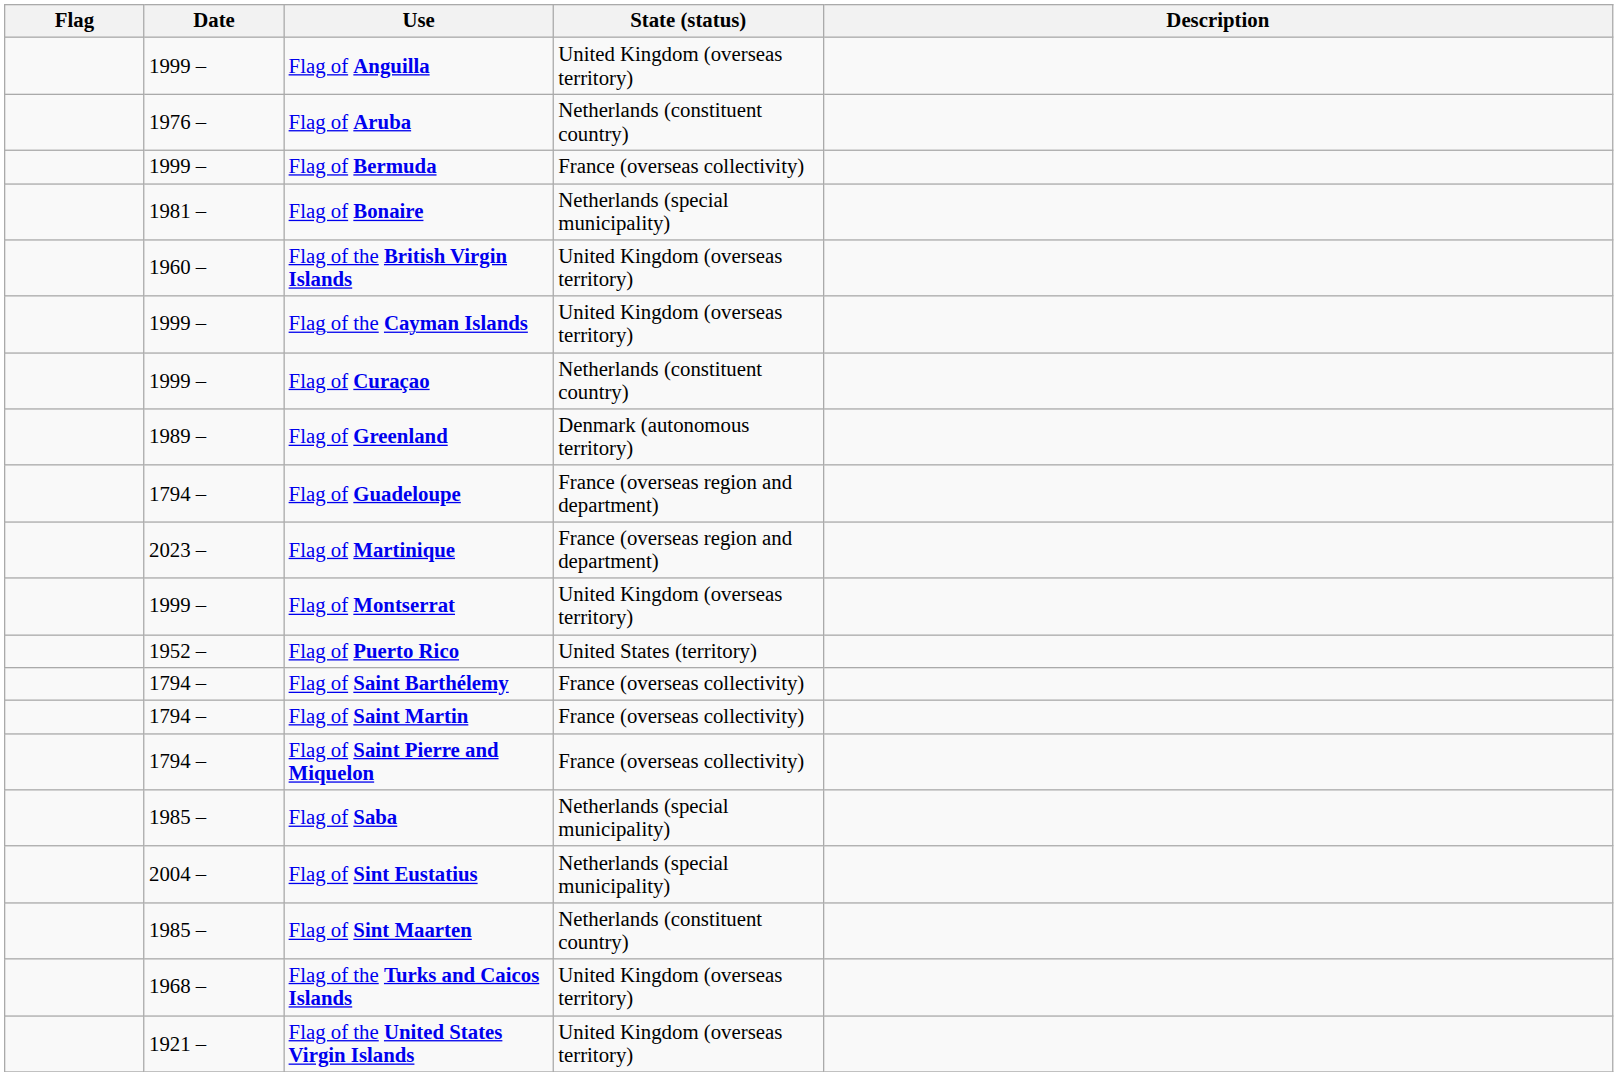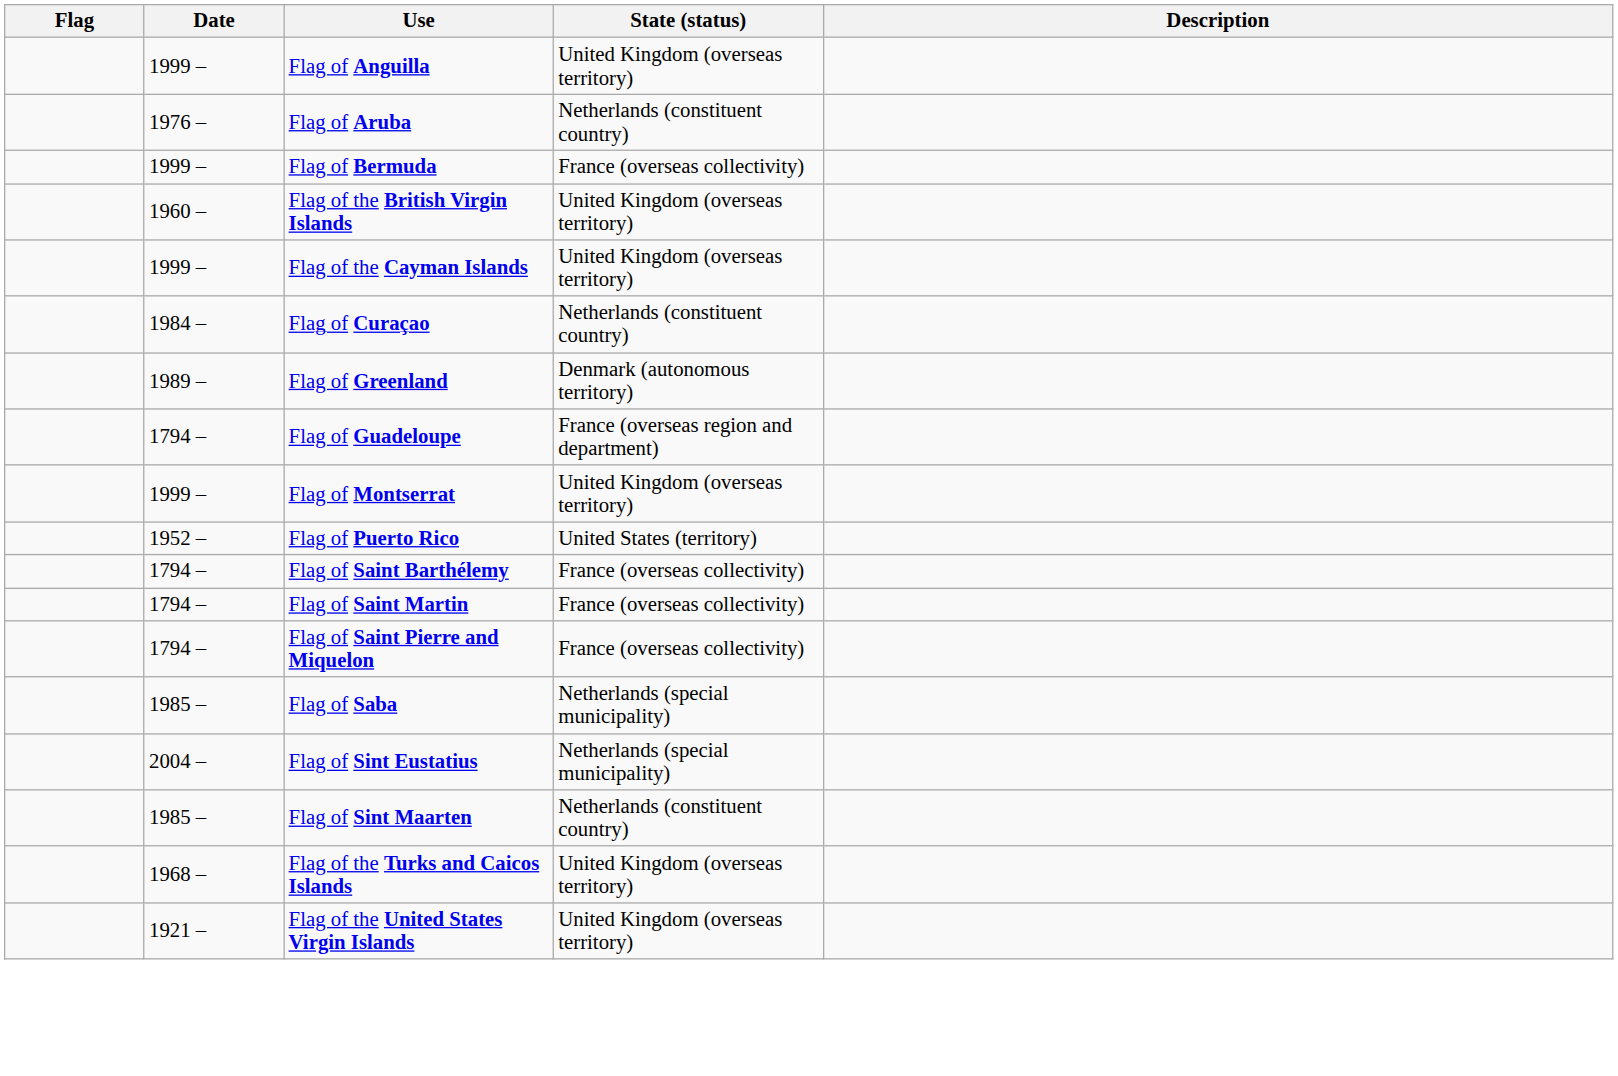- row: (356, 211)
(178, 380) 1999 – -> (178, 324) 1984 –
- row: (372, 549)
